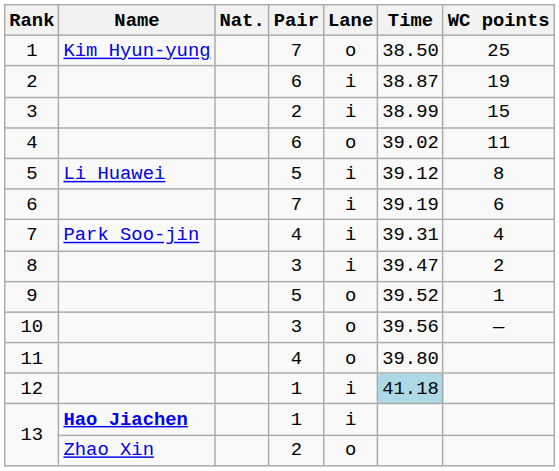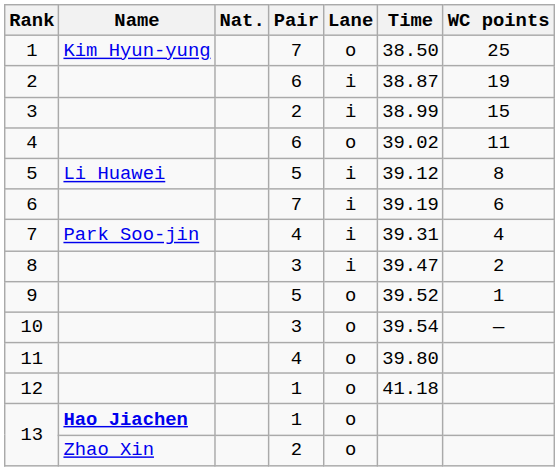(410, 327) 39.56 -> (410, 327) 39.54
(351, 389) i -> (351, 389) o
(410, 389) lightblue background -> (410, 389) no background
(351, 419) i -> (351, 419) o
